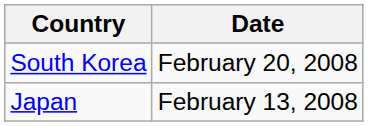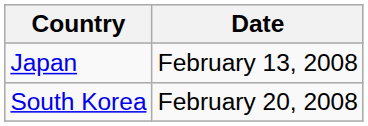rows swapped: (44, 101) <-> (78, 62)
